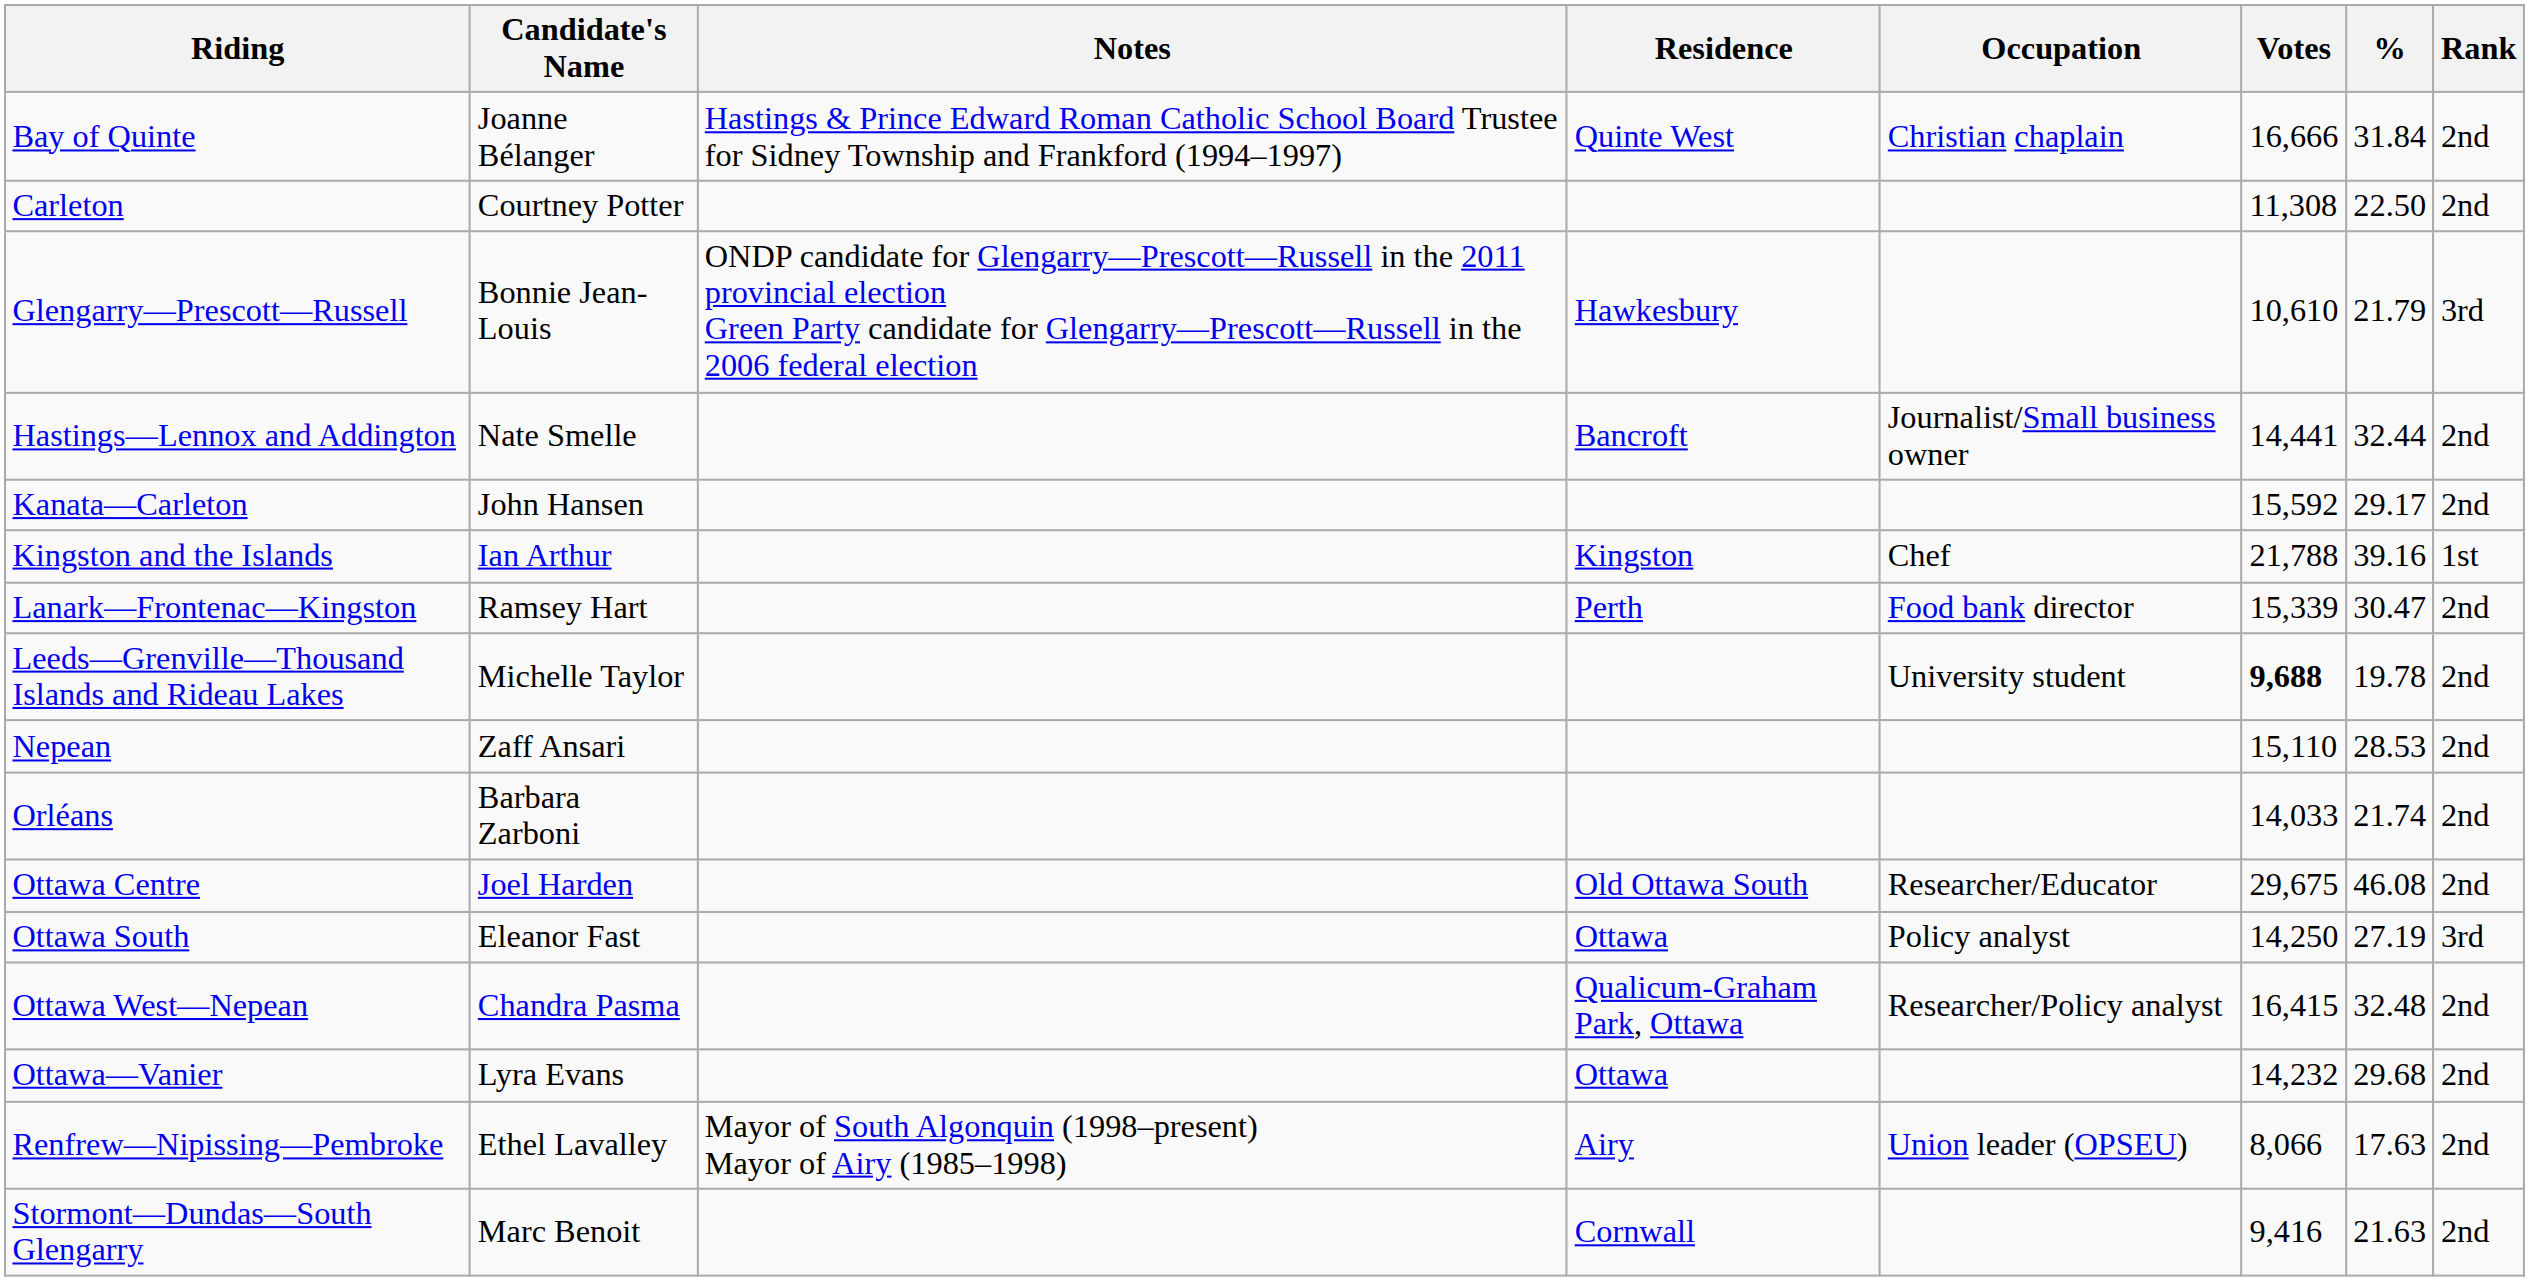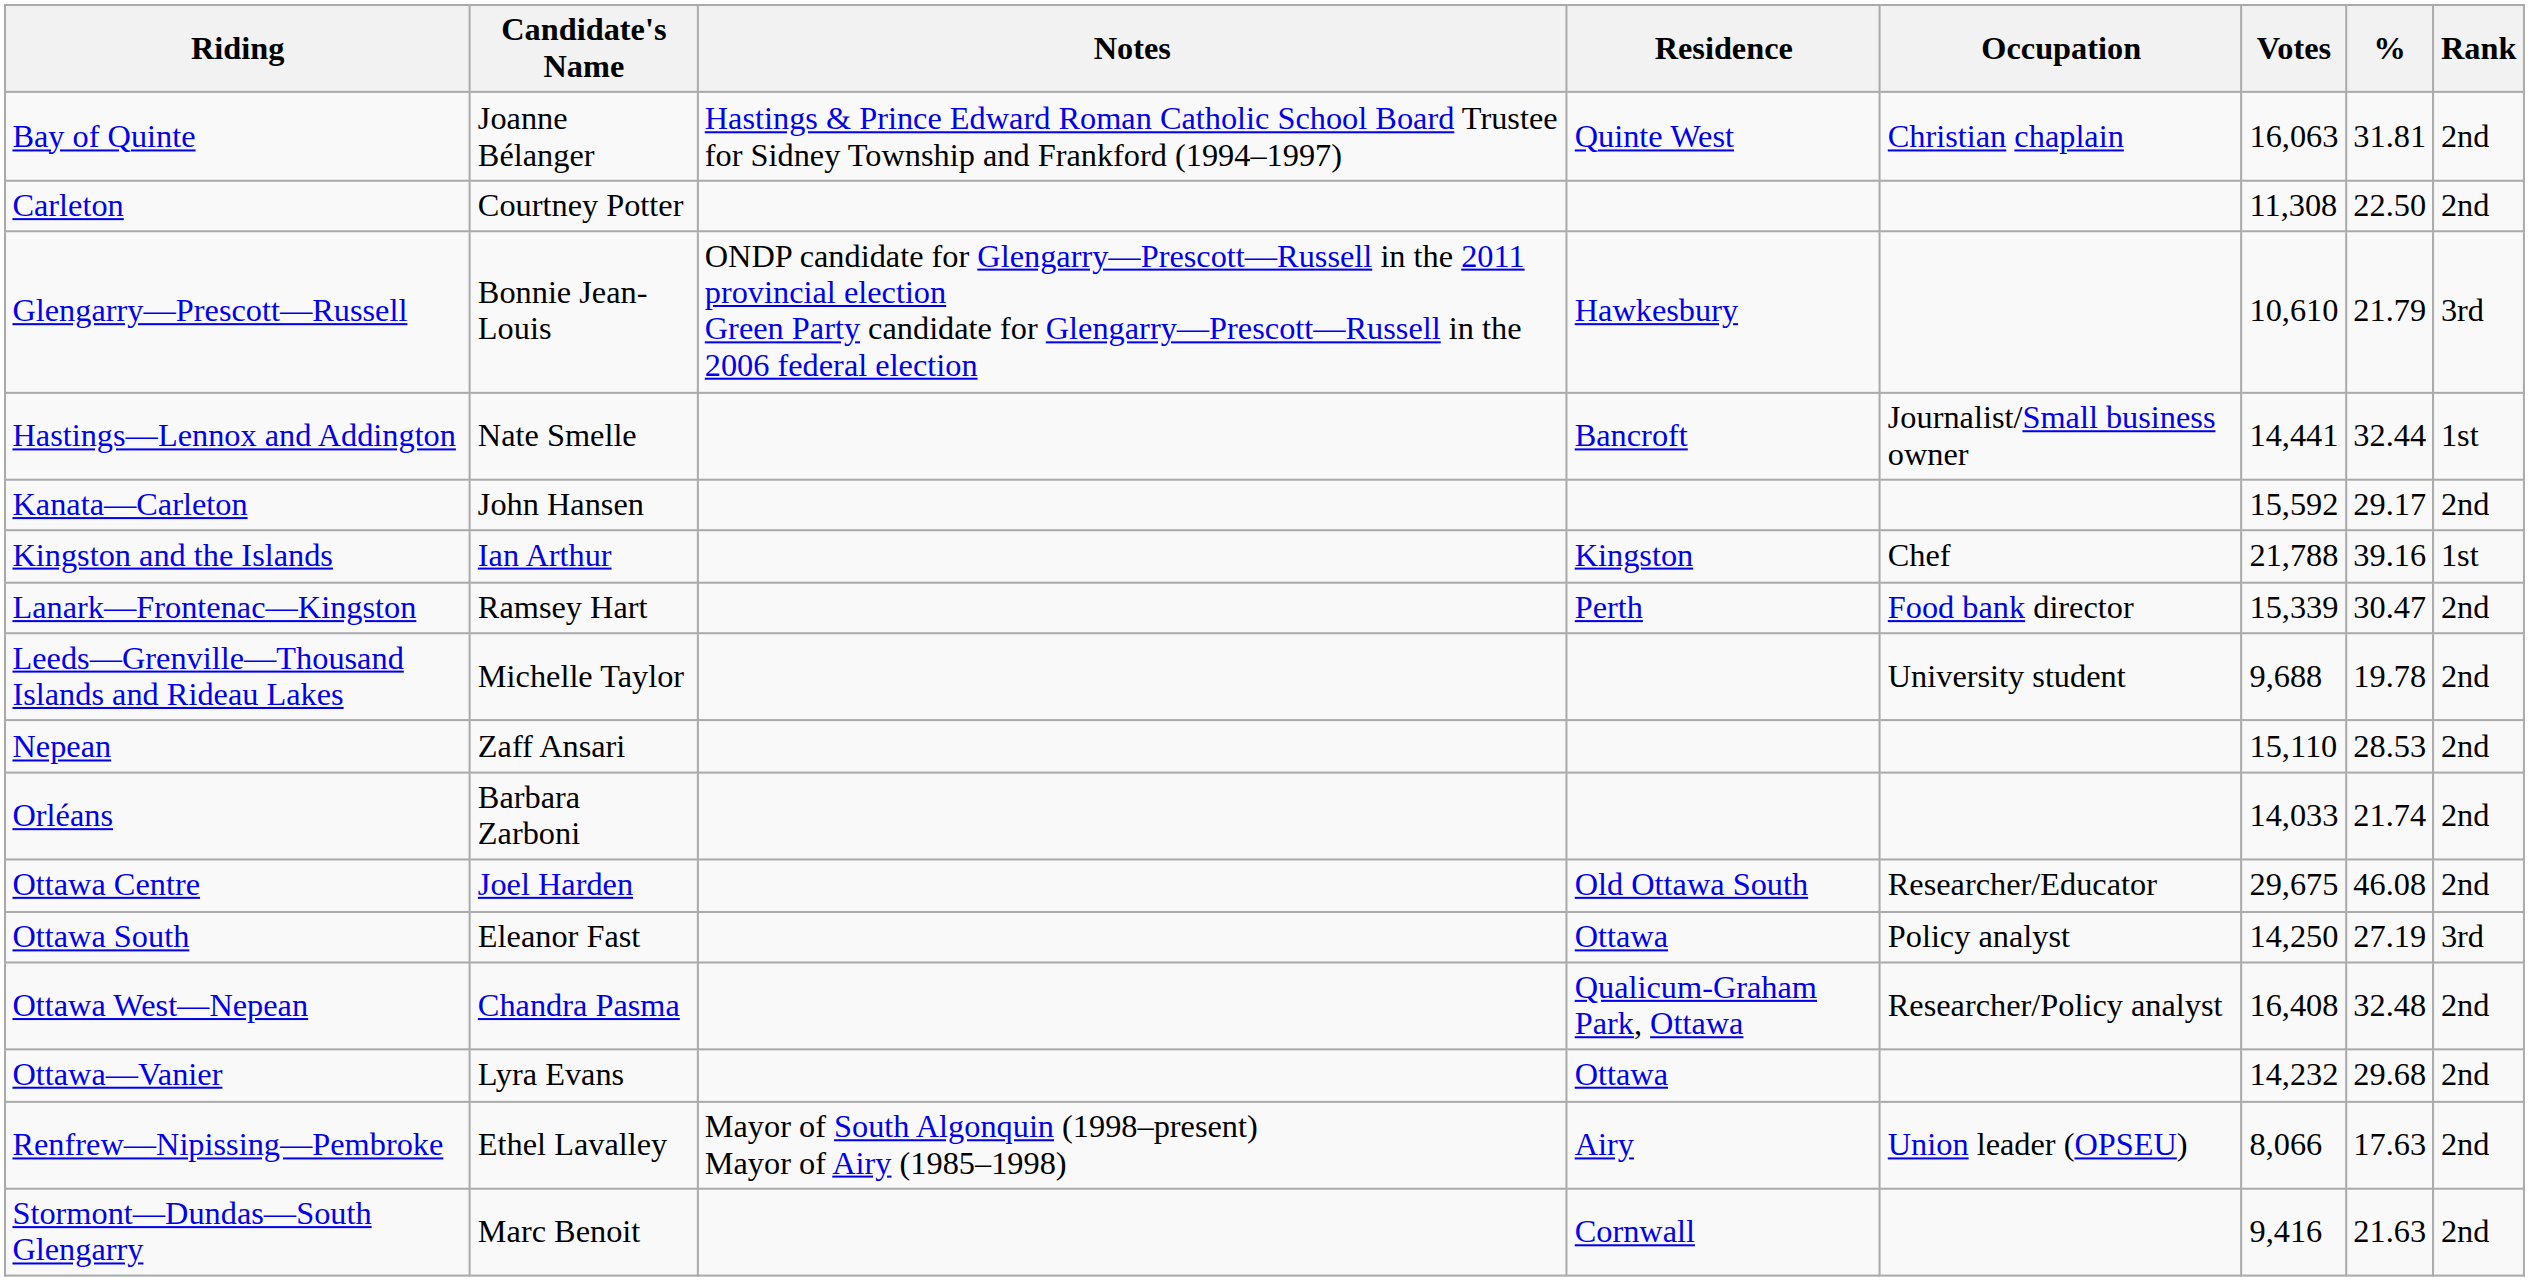(2294, 135) 16,666 -> (2294, 135) 16,063
(2390, 135) 31.84 -> (2390, 135) 31.81
(2465, 435) 2nd -> (2460, 435) 1st
(2286, 676) bold -> (2286, 676) normal
(2294, 1005) 16,415 -> (2294, 1005) 16,408
